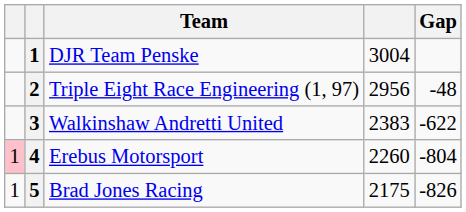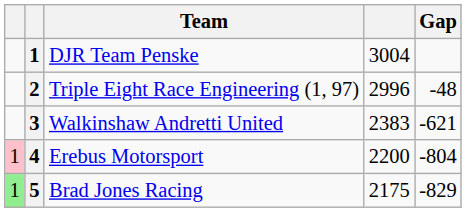(389, 89) 2956 -> (389, 89) 2996
(438, 123) -622 -> (438, 123) -621
(389, 156) 2260 -> (389, 156) 2200
(15, 190) no background -> (15, 190) lightgreen background
(438, 190) -826 -> (438, 190) -829
